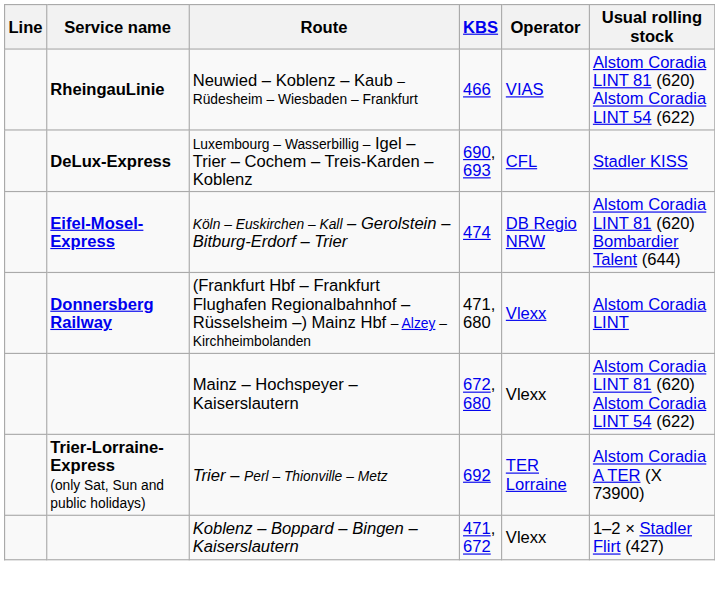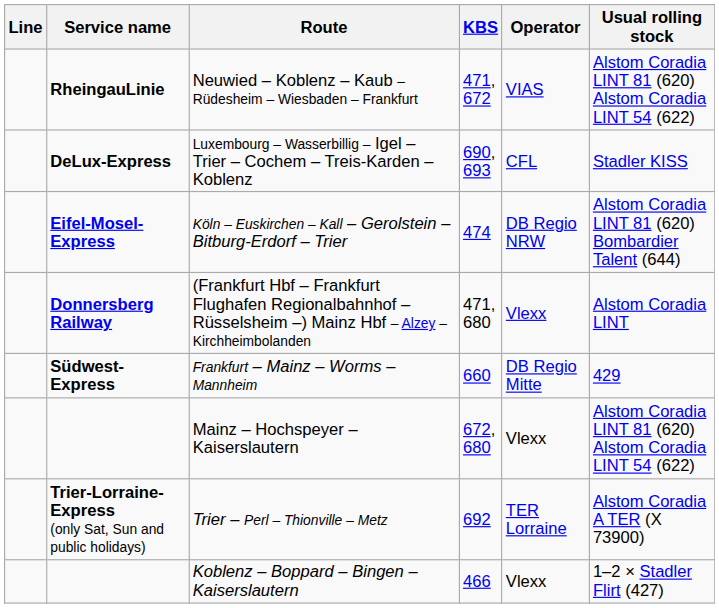(477, 89) 466 -> (479, 89) 471, 672
+ row: (294, 375)
(479, 537) 471, 672 -> (477, 581) 466
